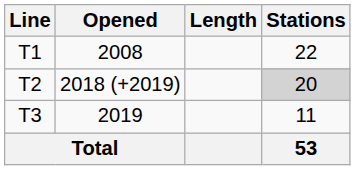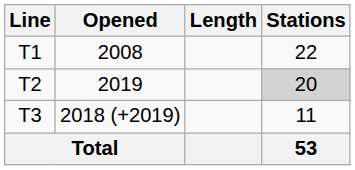(120, 84) 2018 (+2019) -> (120, 84) 2019
(120, 116) 2019 -> (120, 116) 2018 (+2019)
